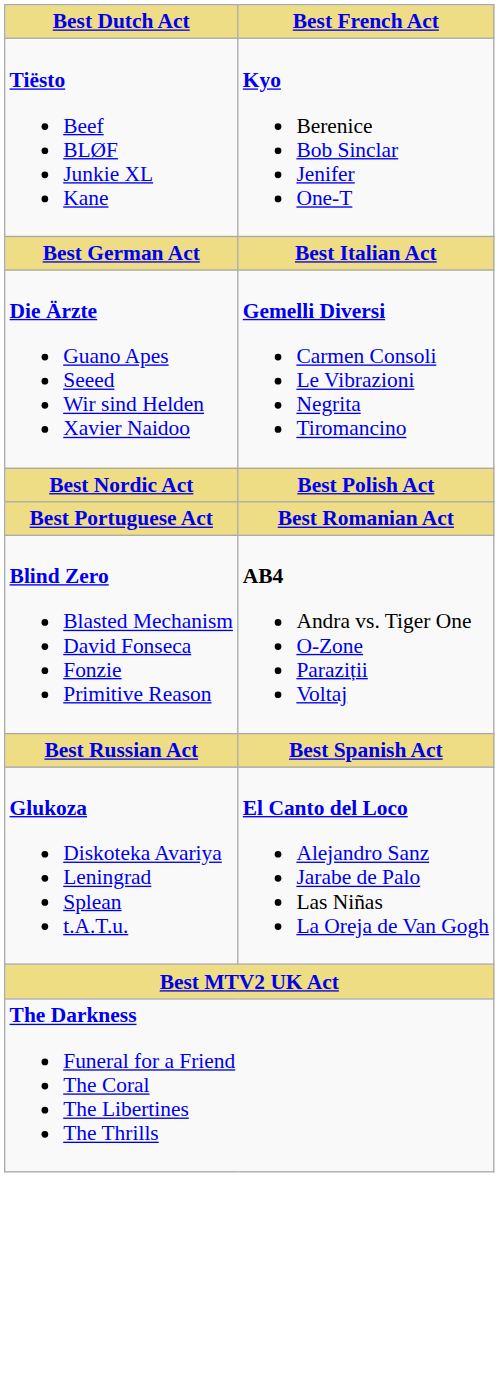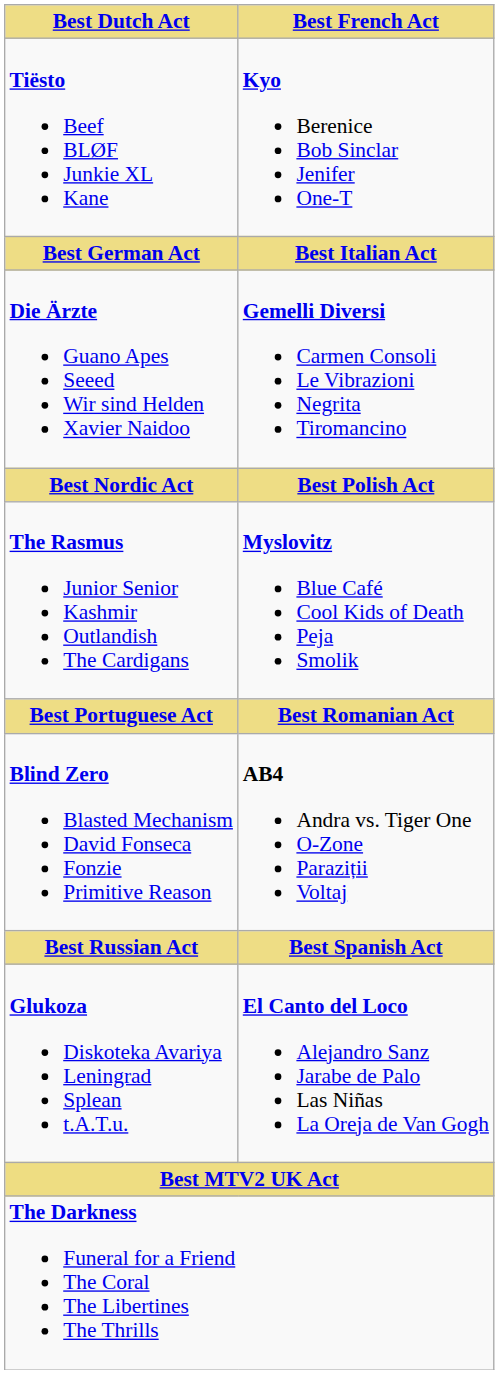+ row: (121, 602)
